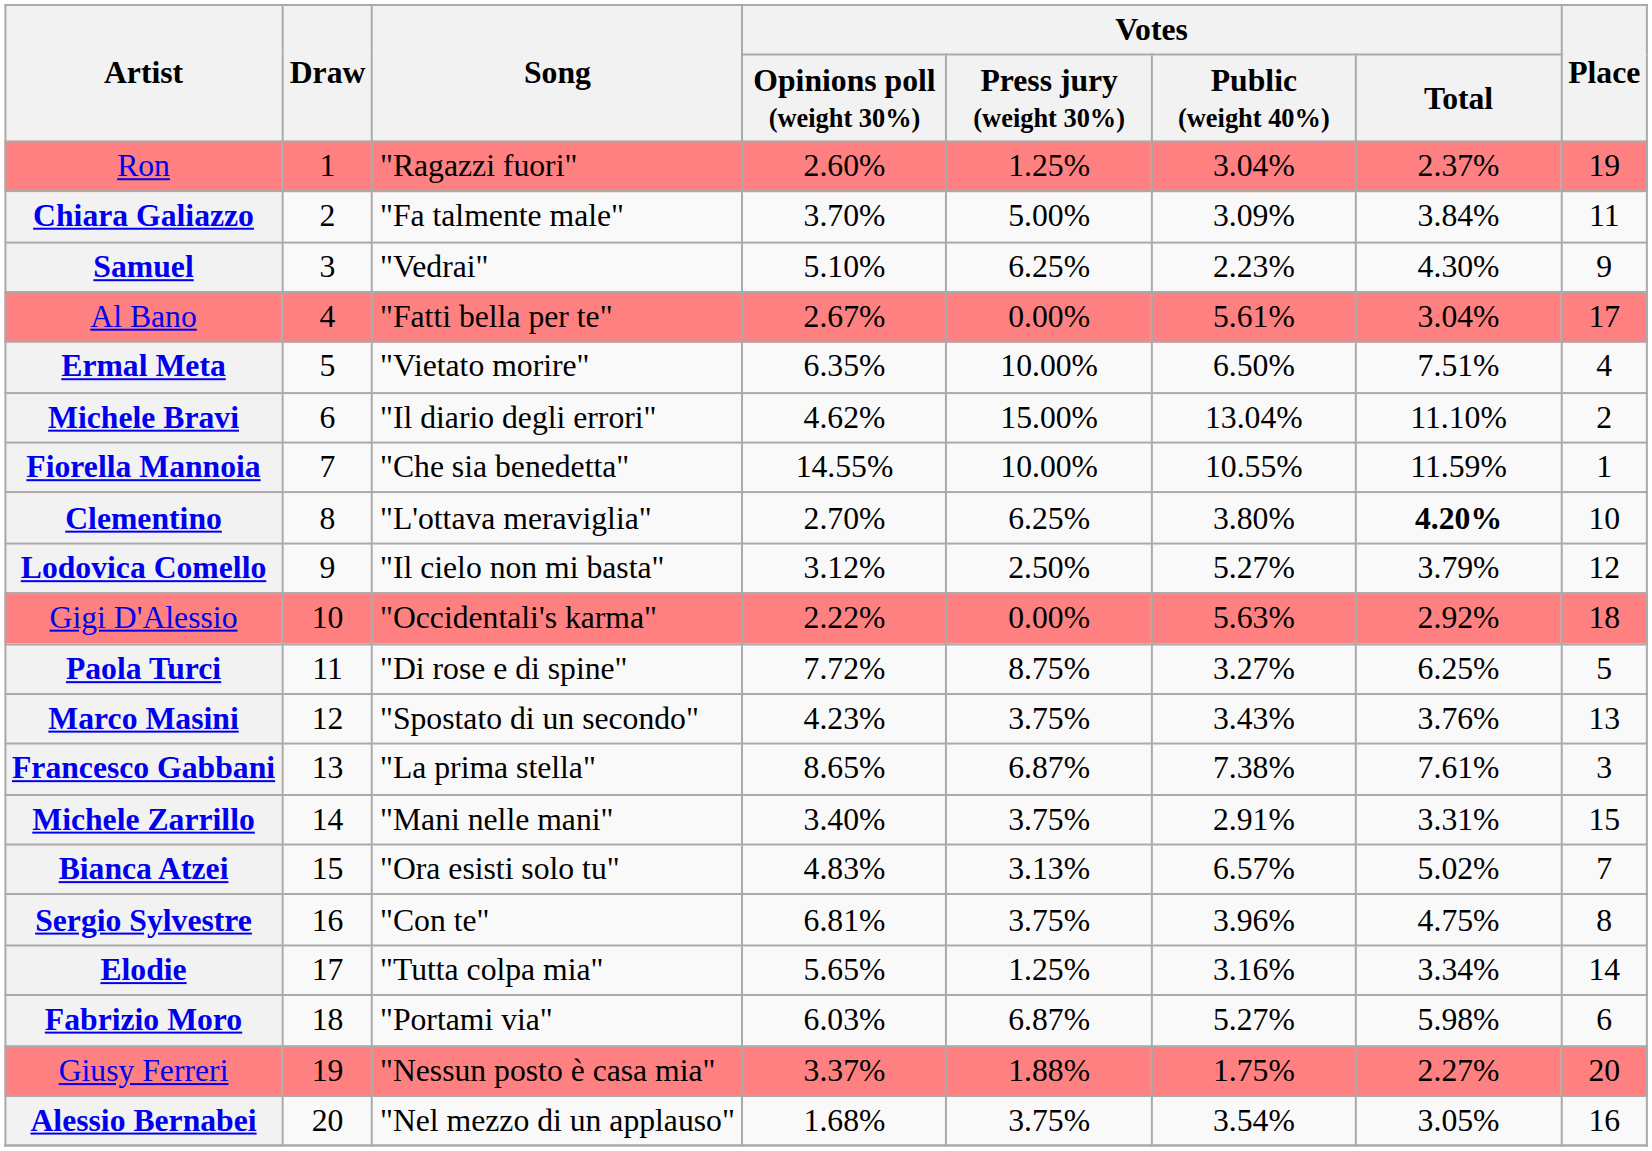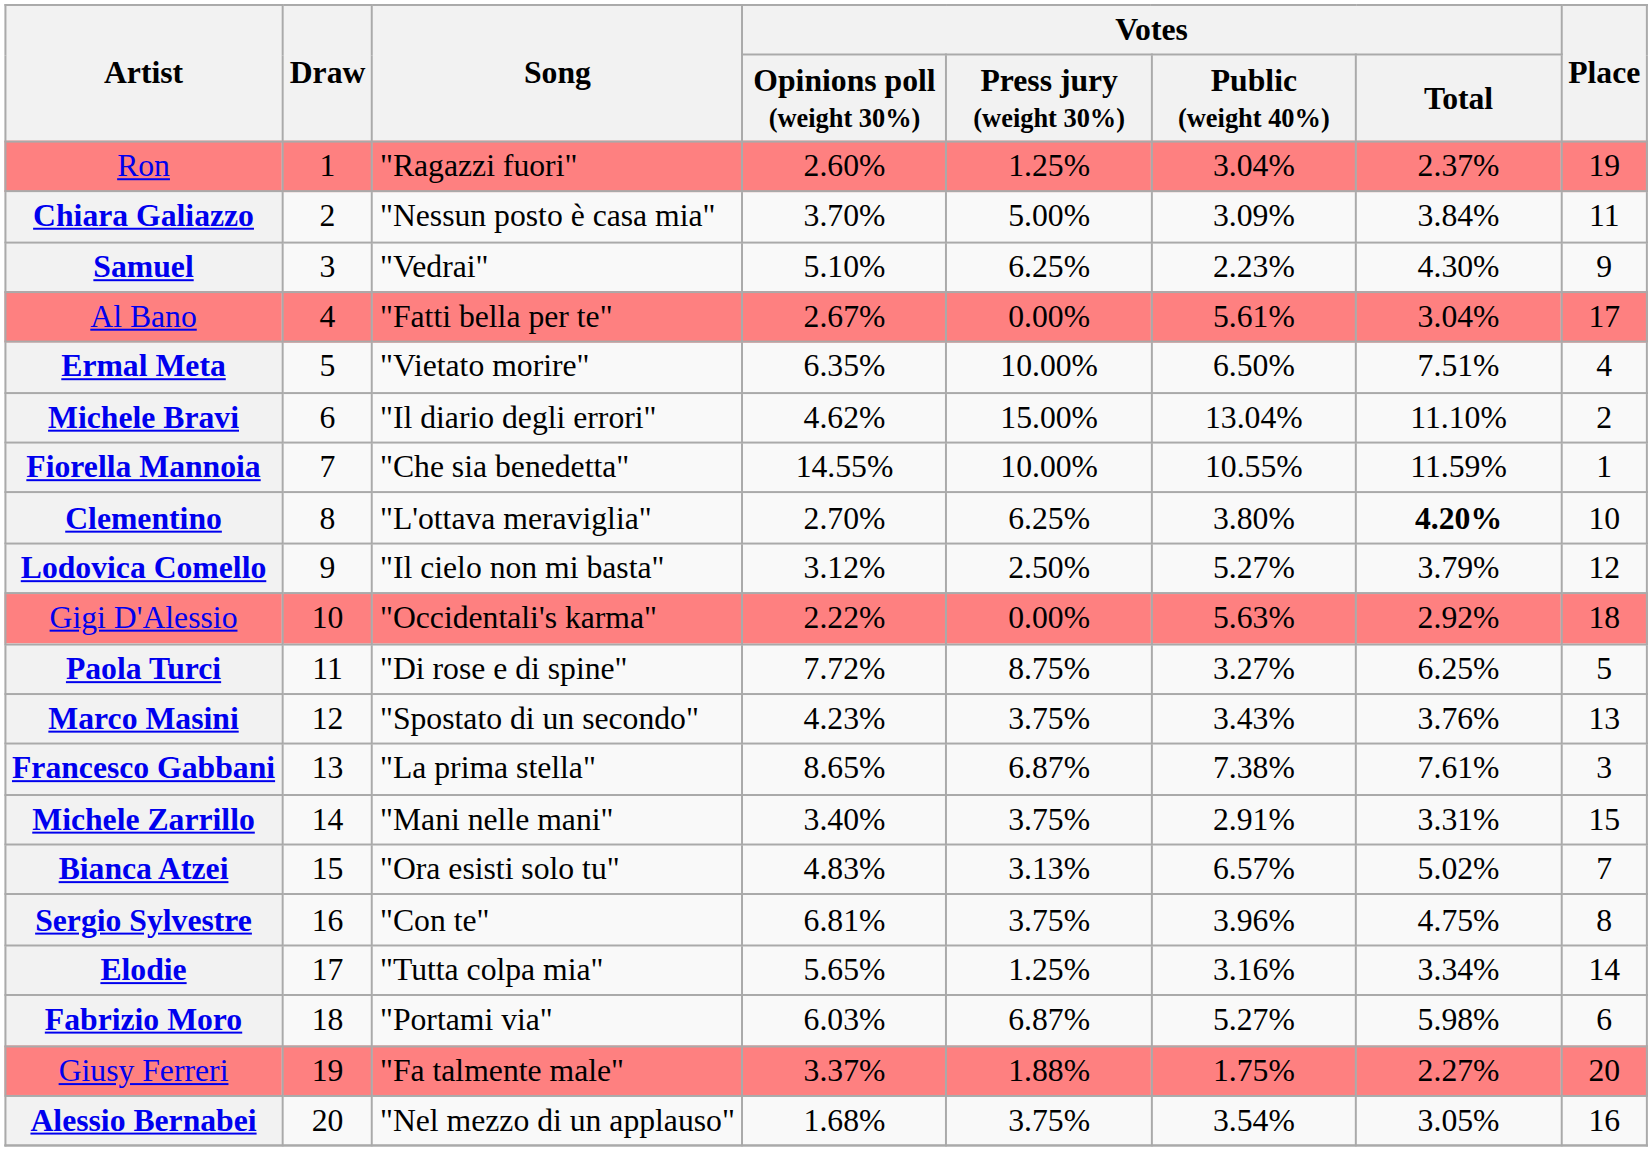(502, 215) "Fa talmente male" -> (548, 215) "Nessun posto è casa mia"
(548, 1070) "Nessun posto è casa mia" -> (502, 1070) "Fa talmente male"
